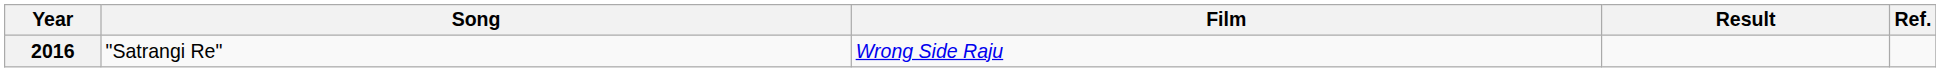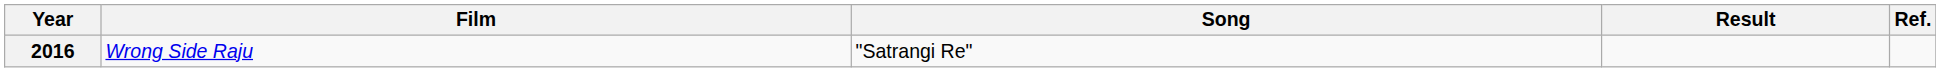columns swapped: (476, 19) <-> (1226, 19)
